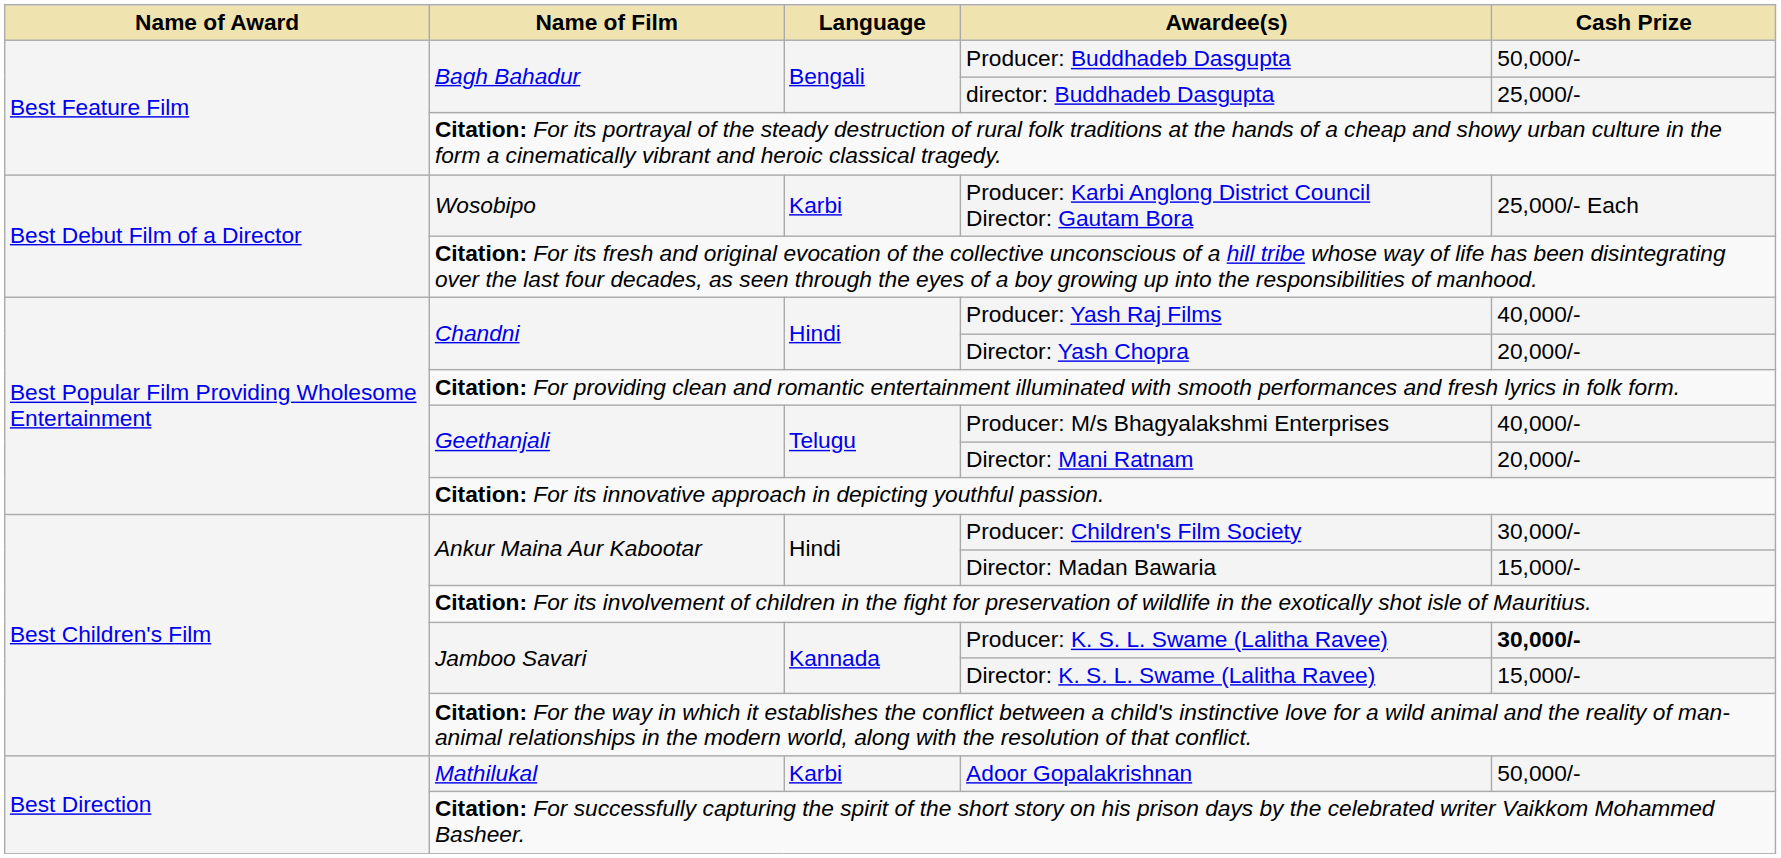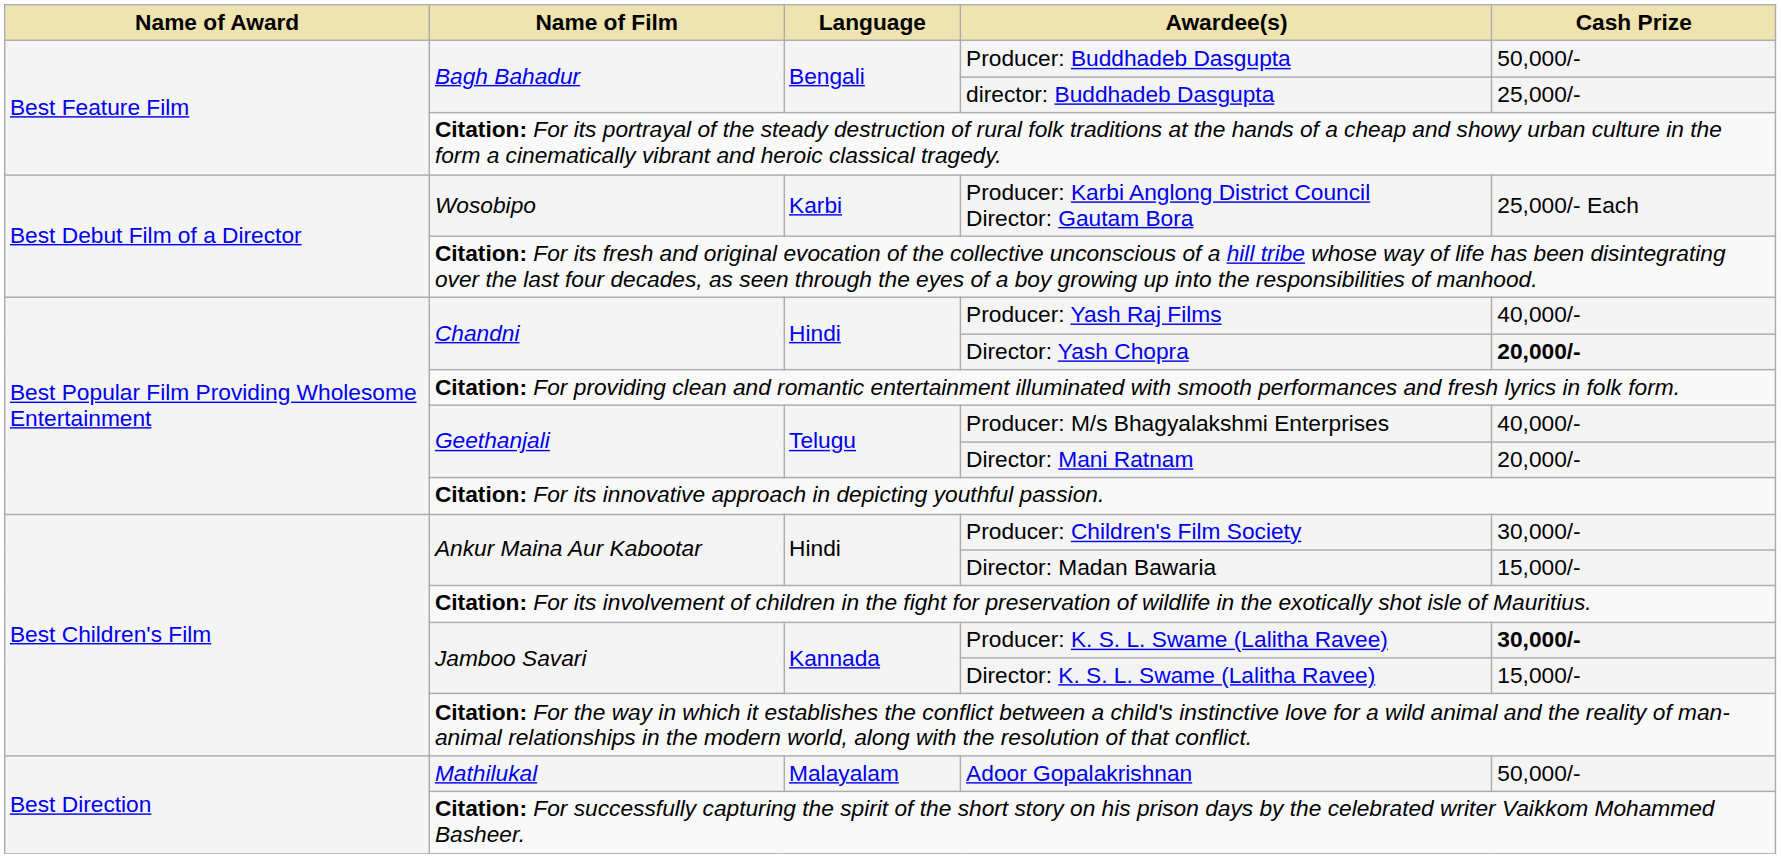(1539, 351) normal -> (1539, 351) bold
(816, 773) Karbi -> (844, 773) Malayalam
